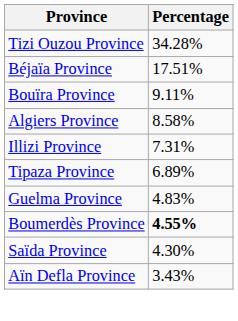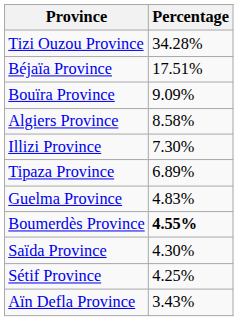(173, 95) 9.11% -> (173, 95) 9.09%
(173, 146) 7.31% -> (173, 146) 7.30%
+ row: (55, 276)
